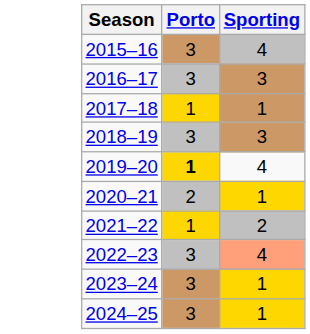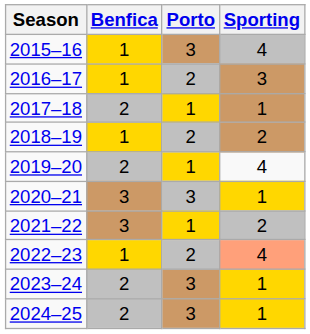+ column: (124, 20)
(191, 79) 3 -> (191, 79) 2
(191, 137) 3 -> (191, 137) 2
(262, 137) 3 -> (262, 137) 2
(191, 167) bold -> (191, 167) normal
(191, 196) 2 -> (191, 196) 3
(191, 255) 3 -> (191, 255) 2
